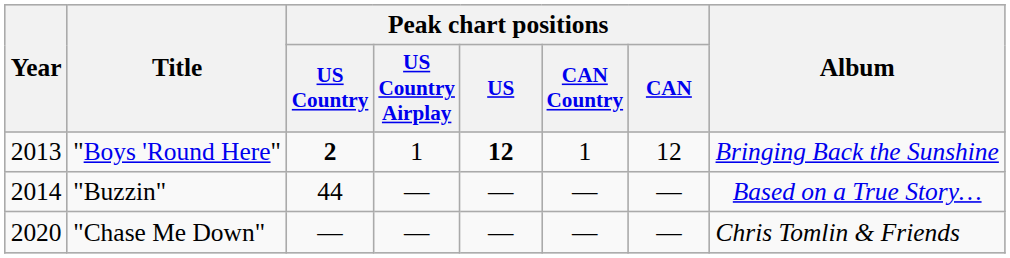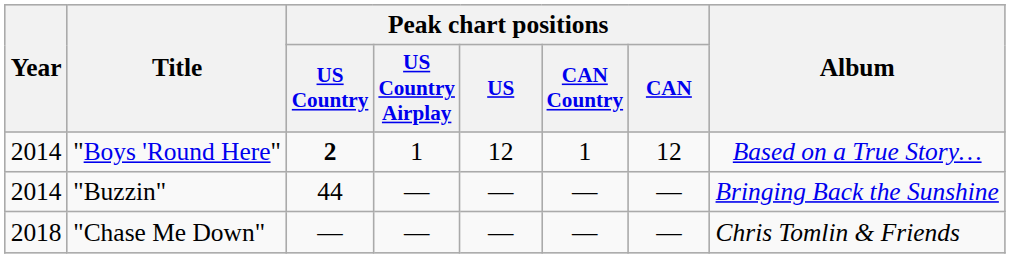(36, 151) 2013 -> (36, 151) 2014
(501, 151) bold -> (501, 151) normal
(857, 151) Bringing Back the Sunshine -> (857, 151) Based on a True Story…
(857, 191) Based on a True Story… -> (857, 191) Bringing Back the Sunshine
(36, 232) 2020 -> (36, 232) 2018
